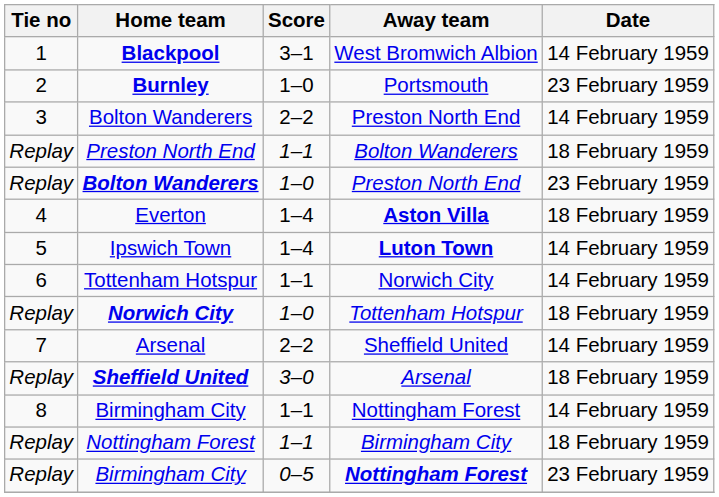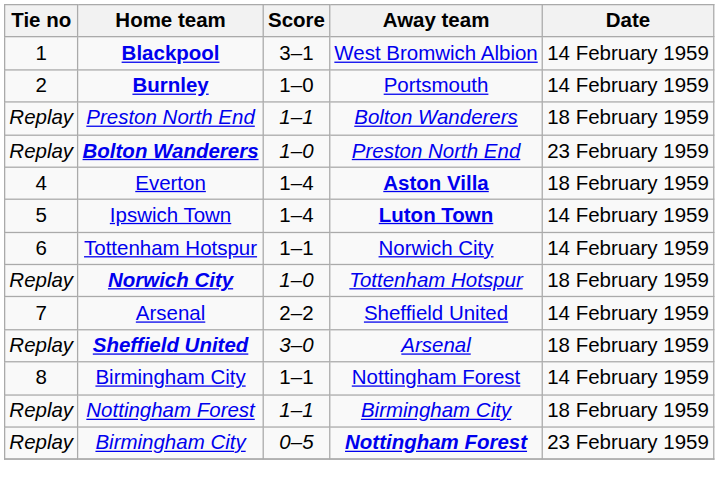(628, 85) 23 February 1959 -> (628, 85) 14 February 1959
- row: (41, 118)
